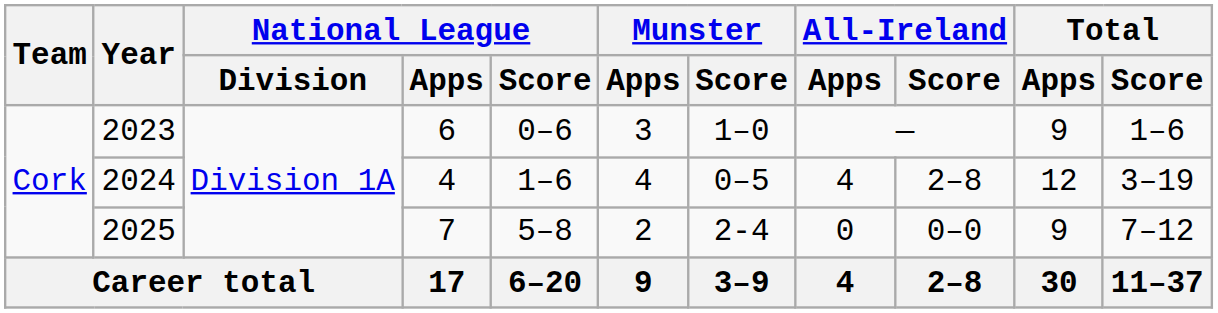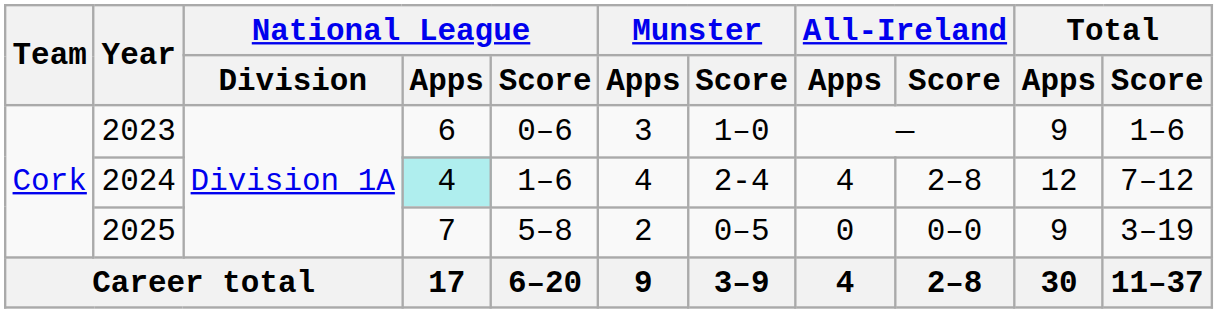(447, 182) no background -> (447, 182) paleturquoise background
(742, 182) 0–5 -> (742, 182) 2-4
(1157, 182) 3–19 -> (1157, 182) 7–12
(742, 232) 2-4 -> (742, 232) 0–5
(1157, 232) 7–12 -> (1157, 232) 3–19
